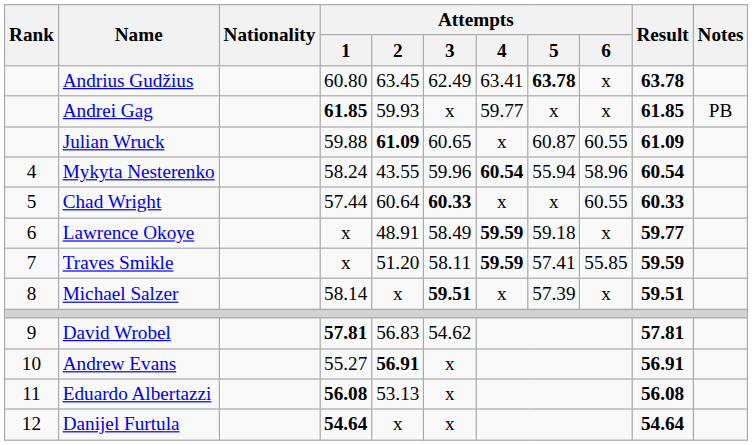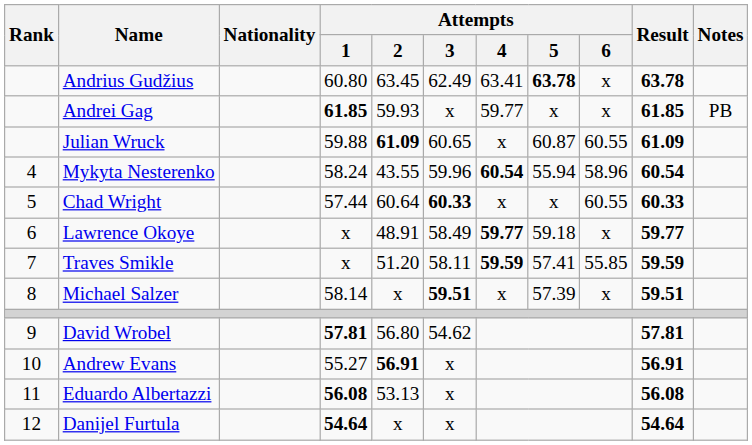(502, 232) 59.59 -> (502, 232) 59.77
(398, 333) 56.83 -> (398, 333) 56.80
